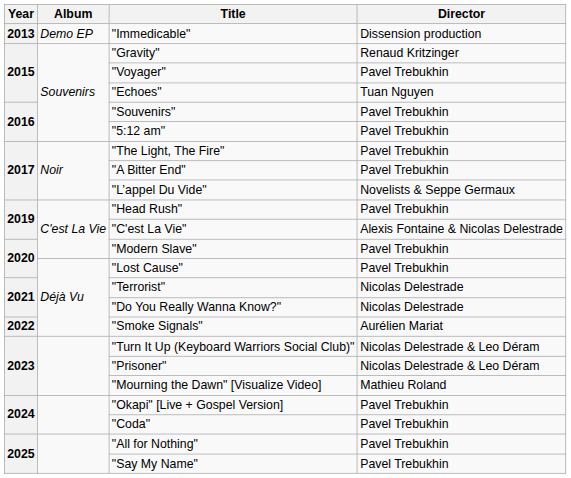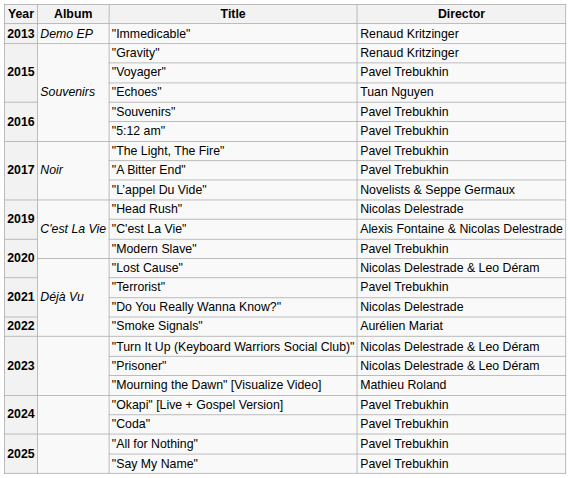(421, 33) Dissension production -> (409, 33) Renaud Kritzinger
(404, 209) Pavel Trebukhin -> (412, 209) Nicolas Delestrade
(404, 268) Pavel Trebukhin -> (450, 268) Nicolas Delestrade & Leo Déram
(412, 287) Nicolas Delestrade -> (404, 287) Pavel Trebukhin
